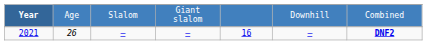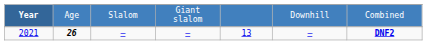(72, 34) normal -> (72, 34) bold
(246, 34) 16 -> (246, 34) 13
